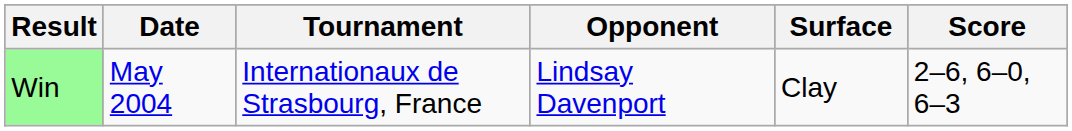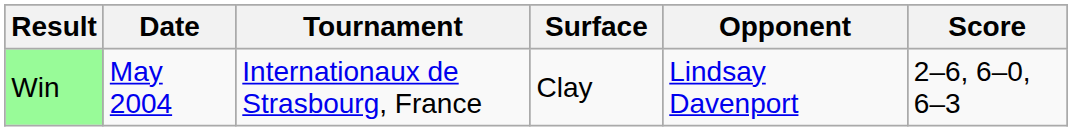columns swapped: (841, 26) <-> (652, 26)
